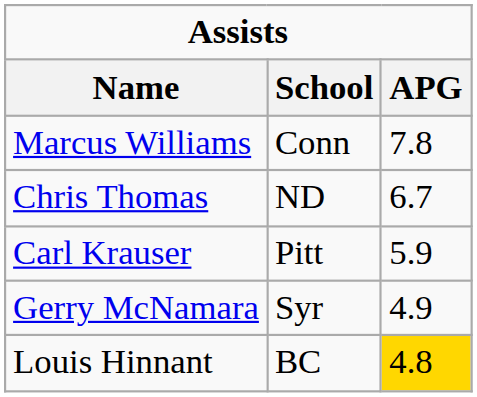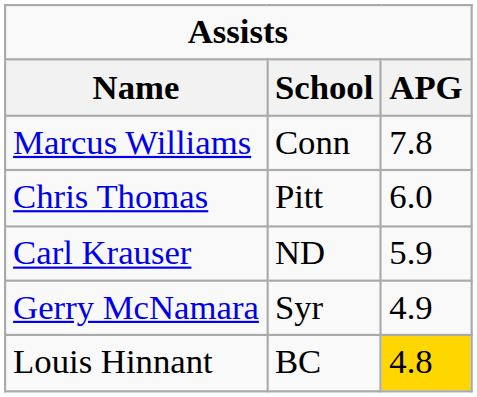(300, 197) ND -> (299, 197) Pitt
(411, 197) 6.7 -> (411, 197) 6.0
(299, 252) Pitt -> (300, 252) ND
